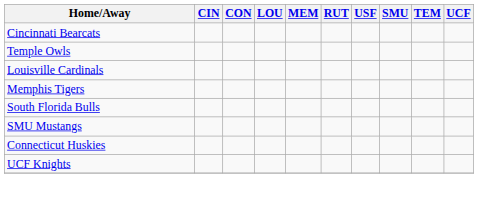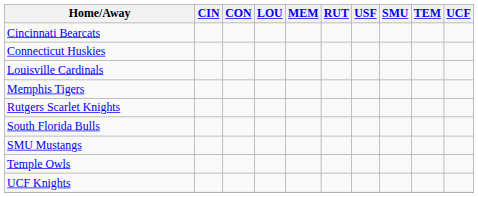rows swapped: (56, 145) <-> (39, 51)
+ row: (64, 107)
